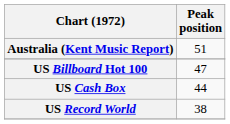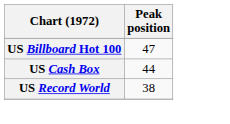- row: (90, 48)
